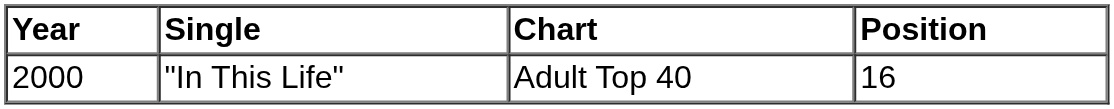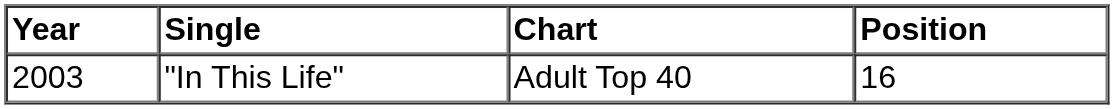(48, 77) 2000 -> (48, 77) 2003
